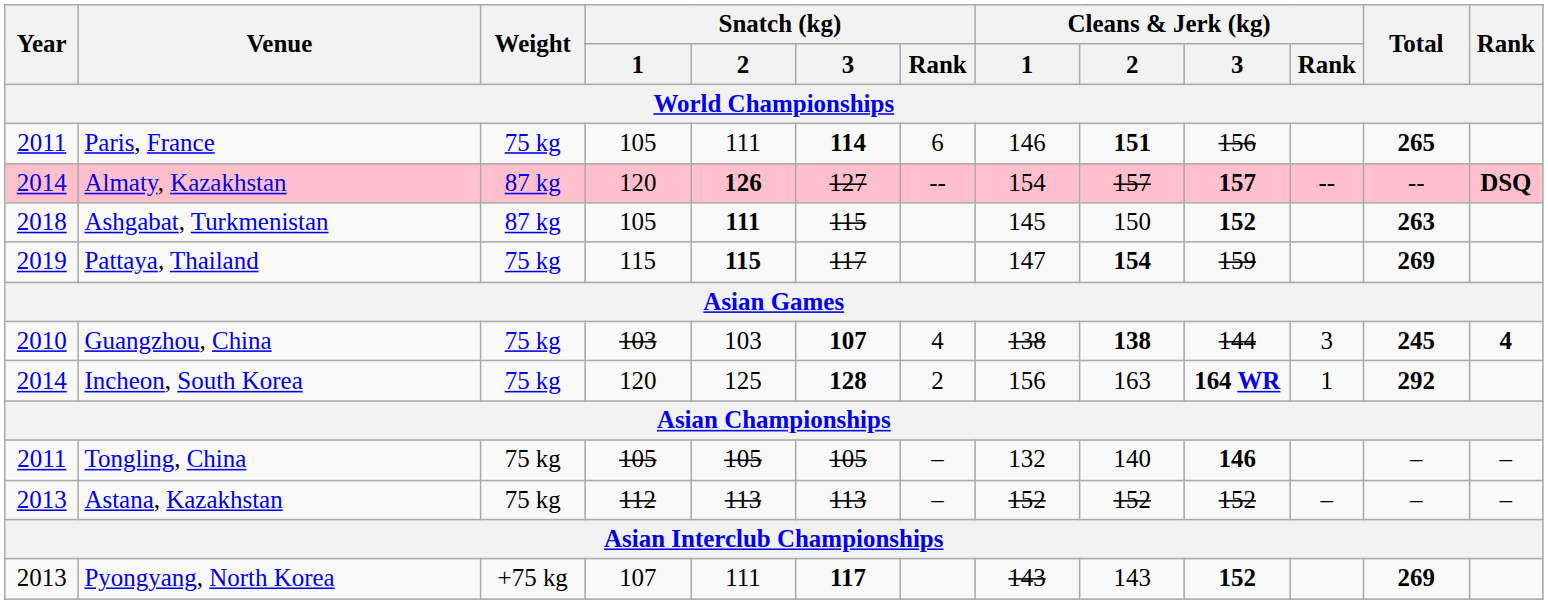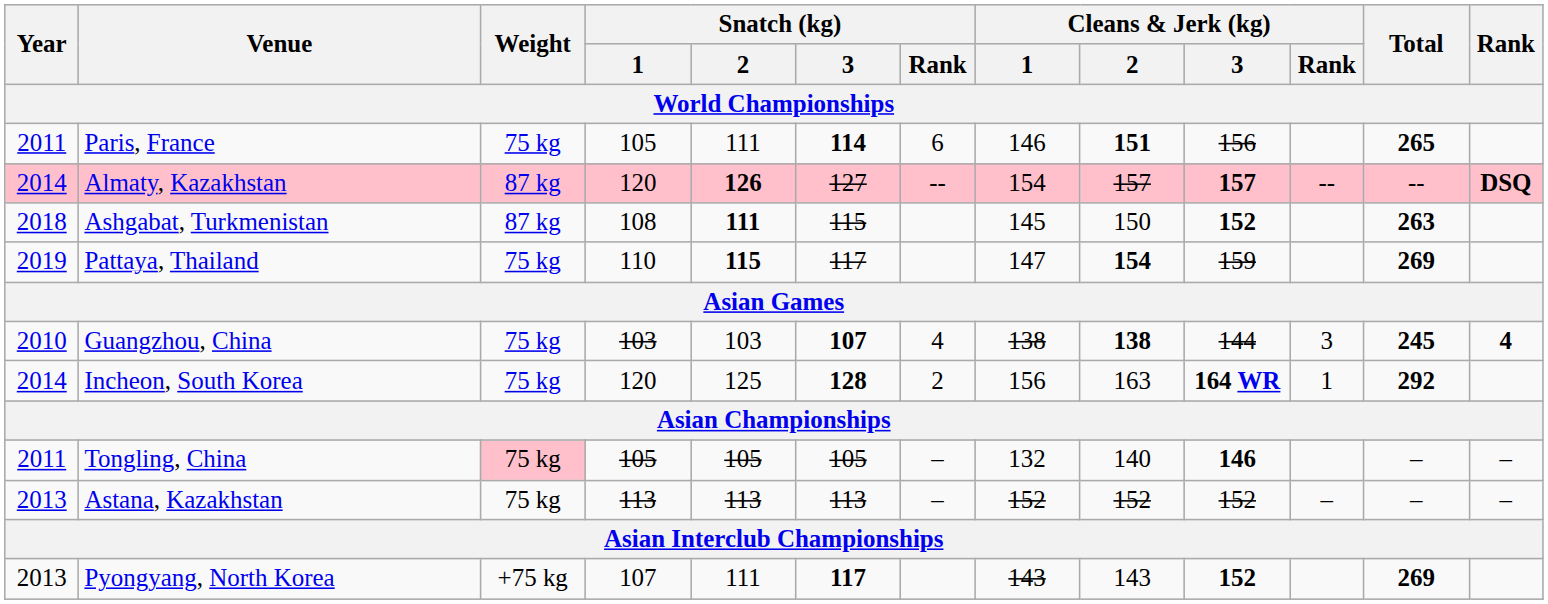(638, 222) 105 -> (638, 222) 108
(638, 261) 115 -> (638, 261) 110
(533, 459) no background -> (533, 459) pink background
(638, 499) 112 -> (638, 499) 113
